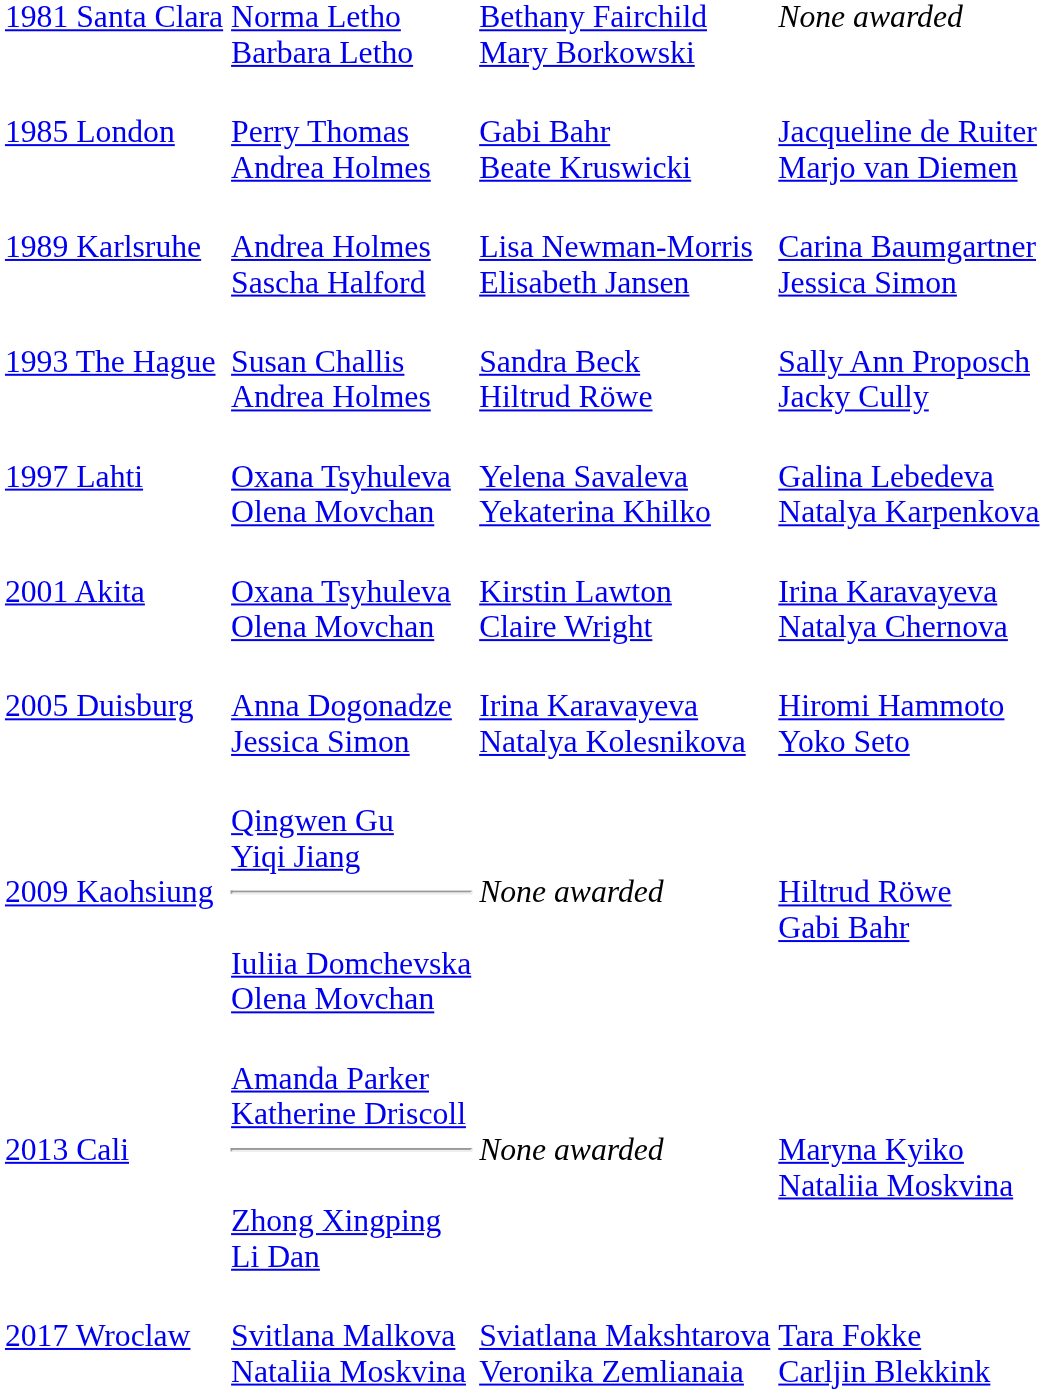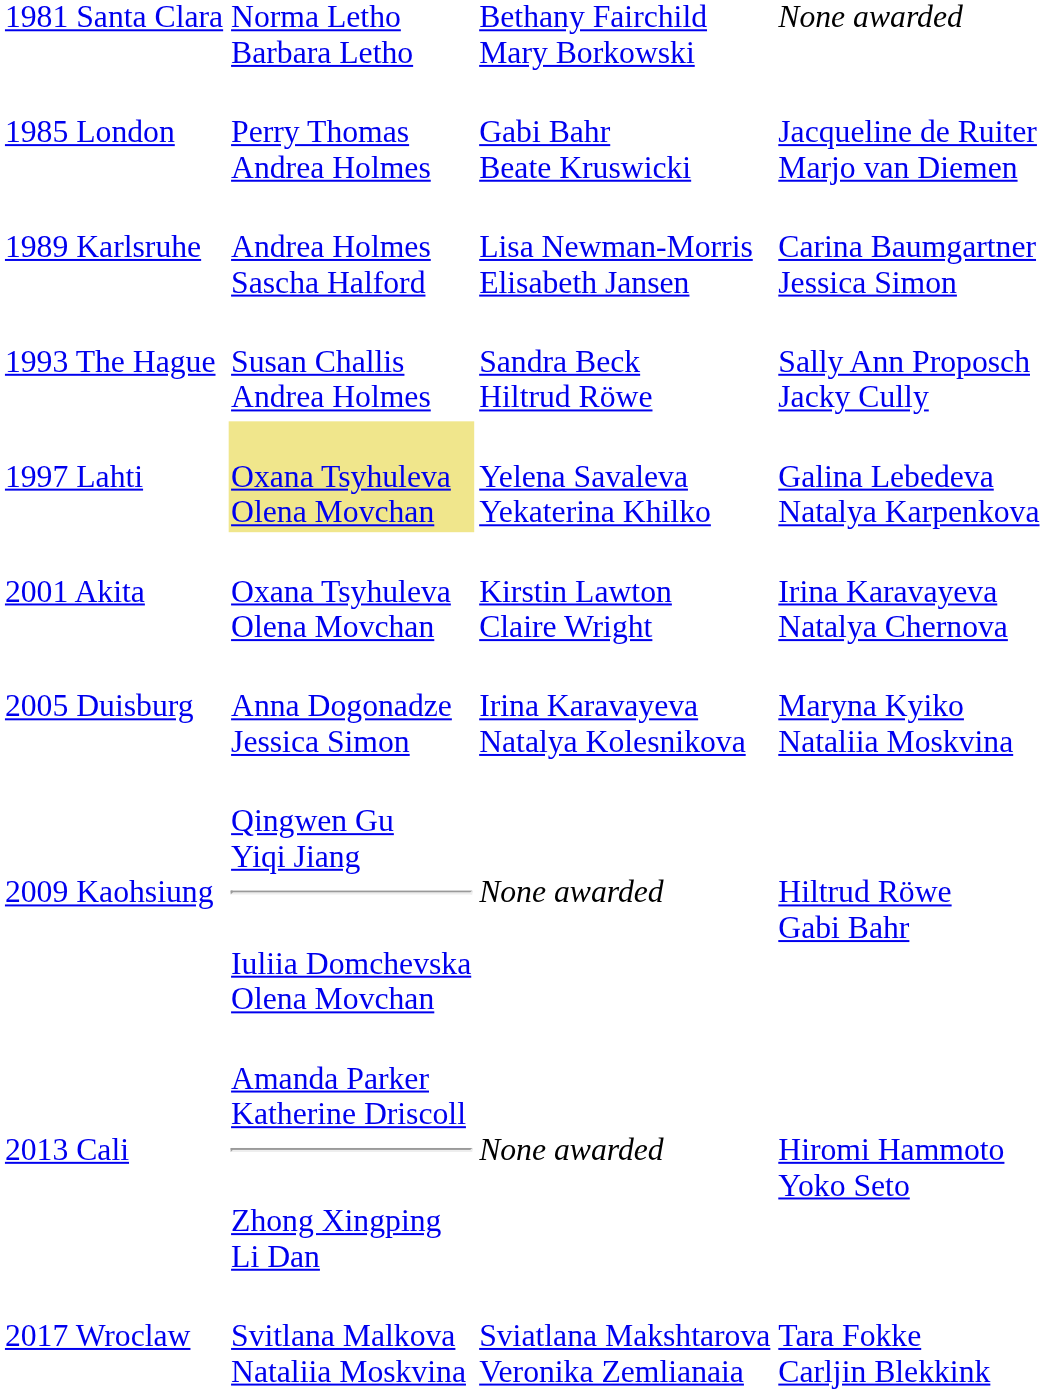(341, 494) no background -> (341, 494) khaki background
(891, 723) Hiromi Hammoto Yoko Seto -> (896, 723) Maryna Kyiko Nataliia Moskvina
(896, 1167) Maryna Kyiko Nataliia Moskvina -> (891, 1167) Hiromi Hammoto Yoko Seto
